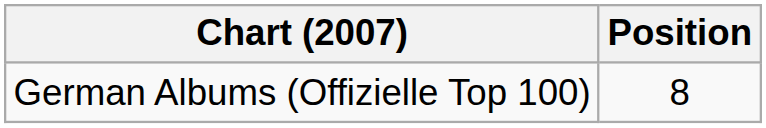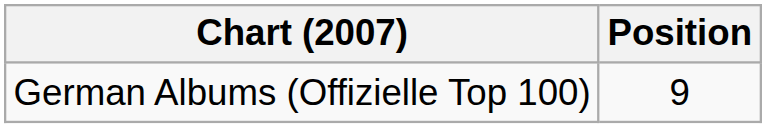(680, 91) 8 -> (680, 91) 9
